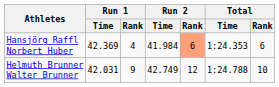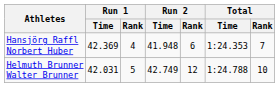(163, 45) 41.984 -> (163, 45) 41.948
(192, 45) lightsalmon background -> (192, 45) no background
(262, 45) 6 -> (262, 45) 7
(133, 70) 9 -> (133, 70) 5
